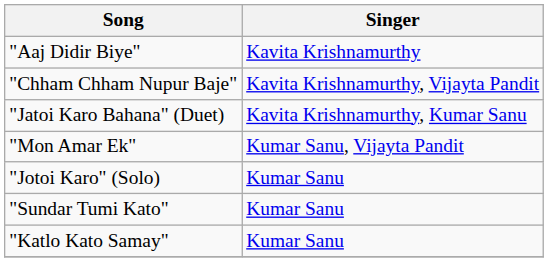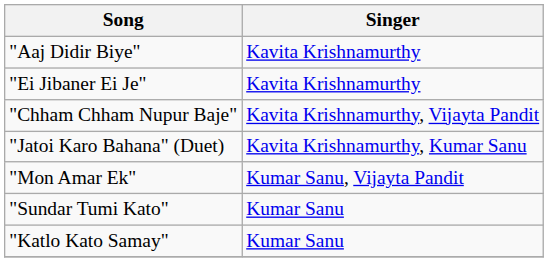+ row: (78, 83)
- row: (85, 177)
